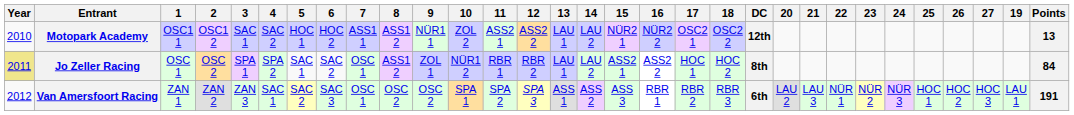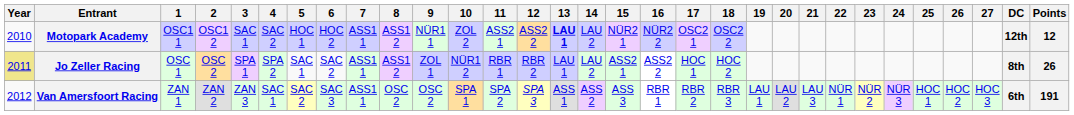columns swapped: (1016, 13) <-> (759, 13)
(564, 36) normal -> (564, 36) bold
(1049, 36) 13 -> (1050, 36) 12
(363, 66) OSC 1 -> (363, 66) ASS1 1
(1049, 66) 84 -> (1050, 66) 26
(363, 95) OSC 1 -> (363, 95) ASS1 1
